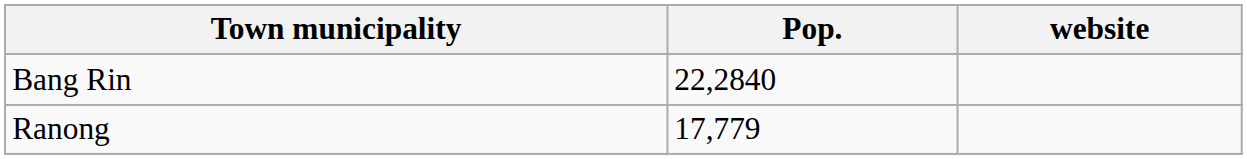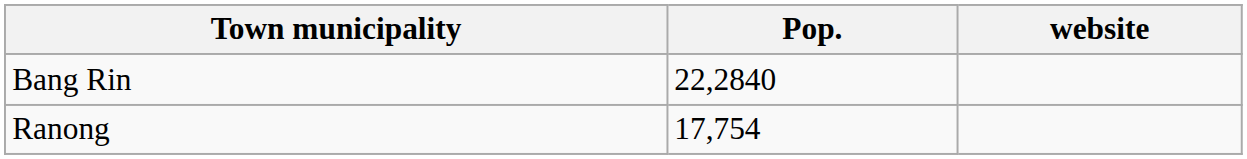(717, 128) 17,779 -> (717, 128) 17,754
